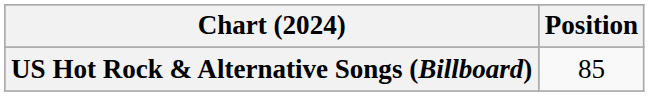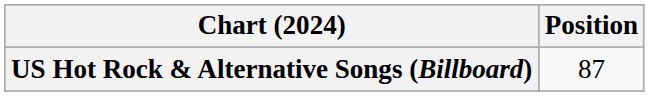(591, 68) 85 -> (591, 68) 87
